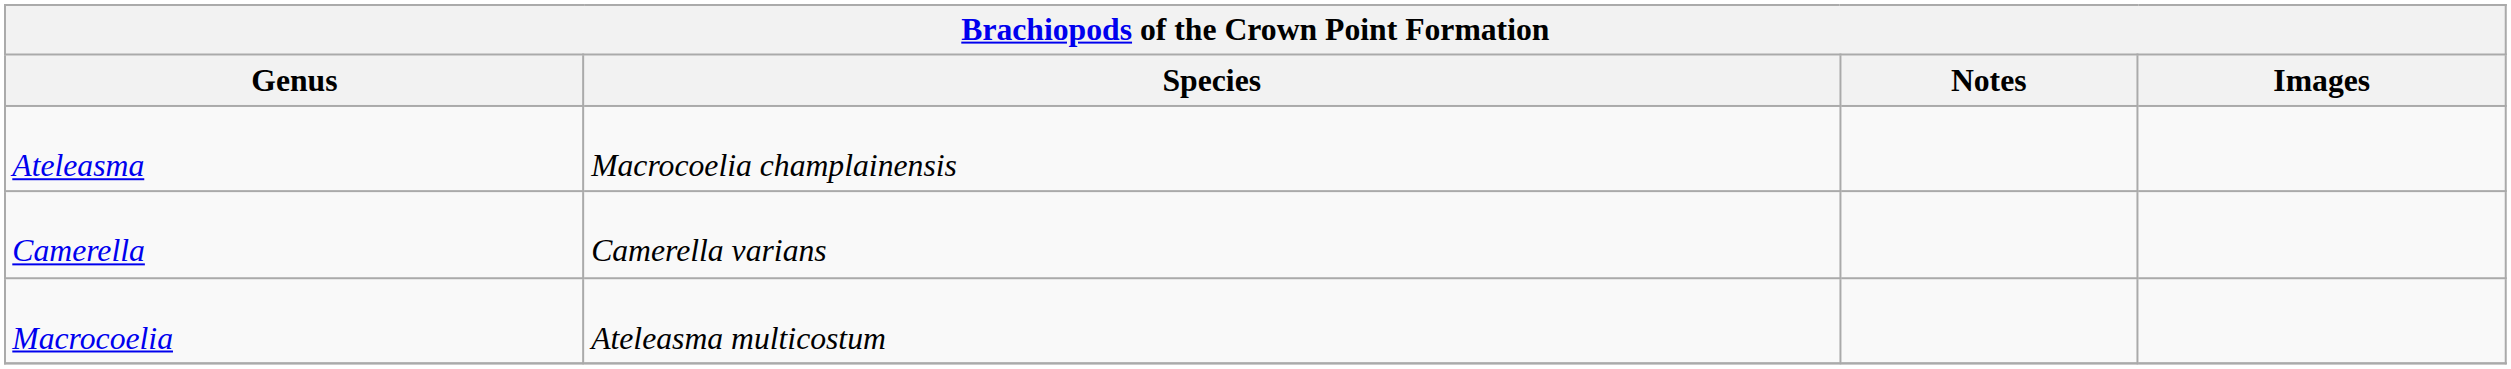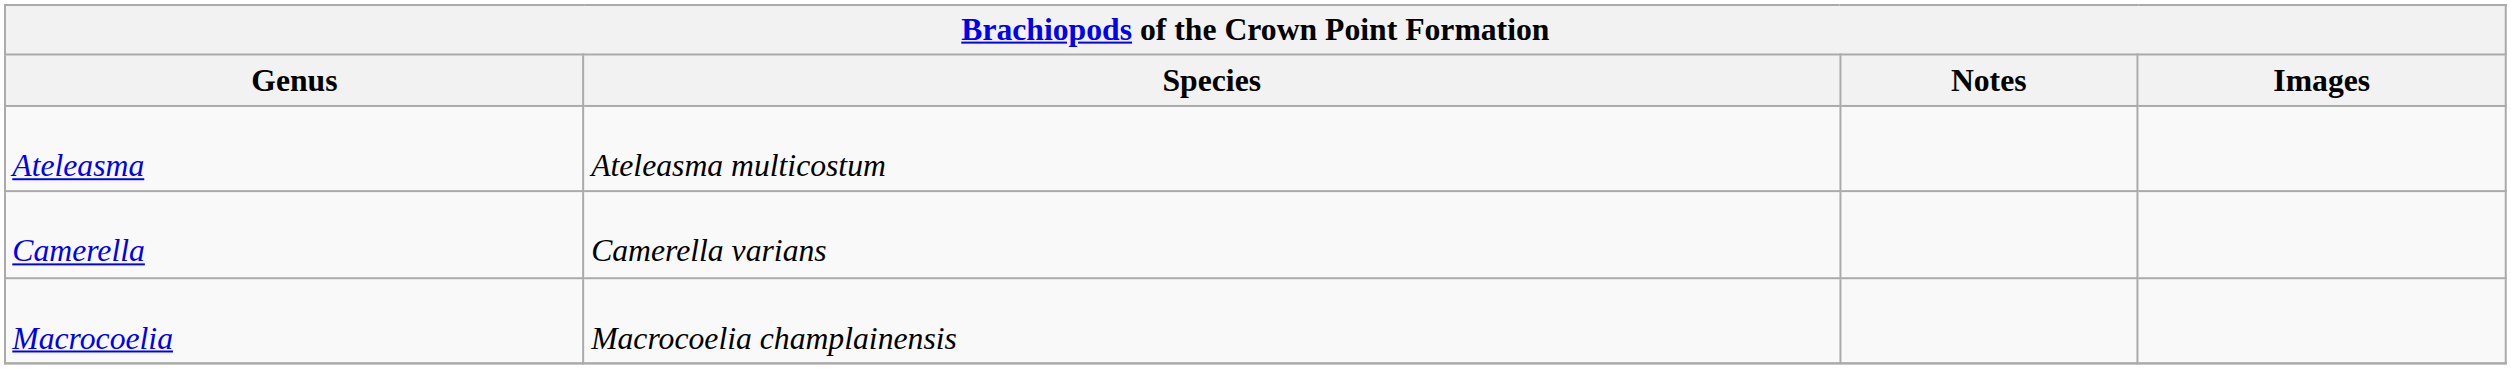(774, 165) Macrocoelia champlainensis -> (739, 165) Ateleasma multicostum
(739, 337) Ateleasma multicostum -> (774, 337) Macrocoelia champlainensis
